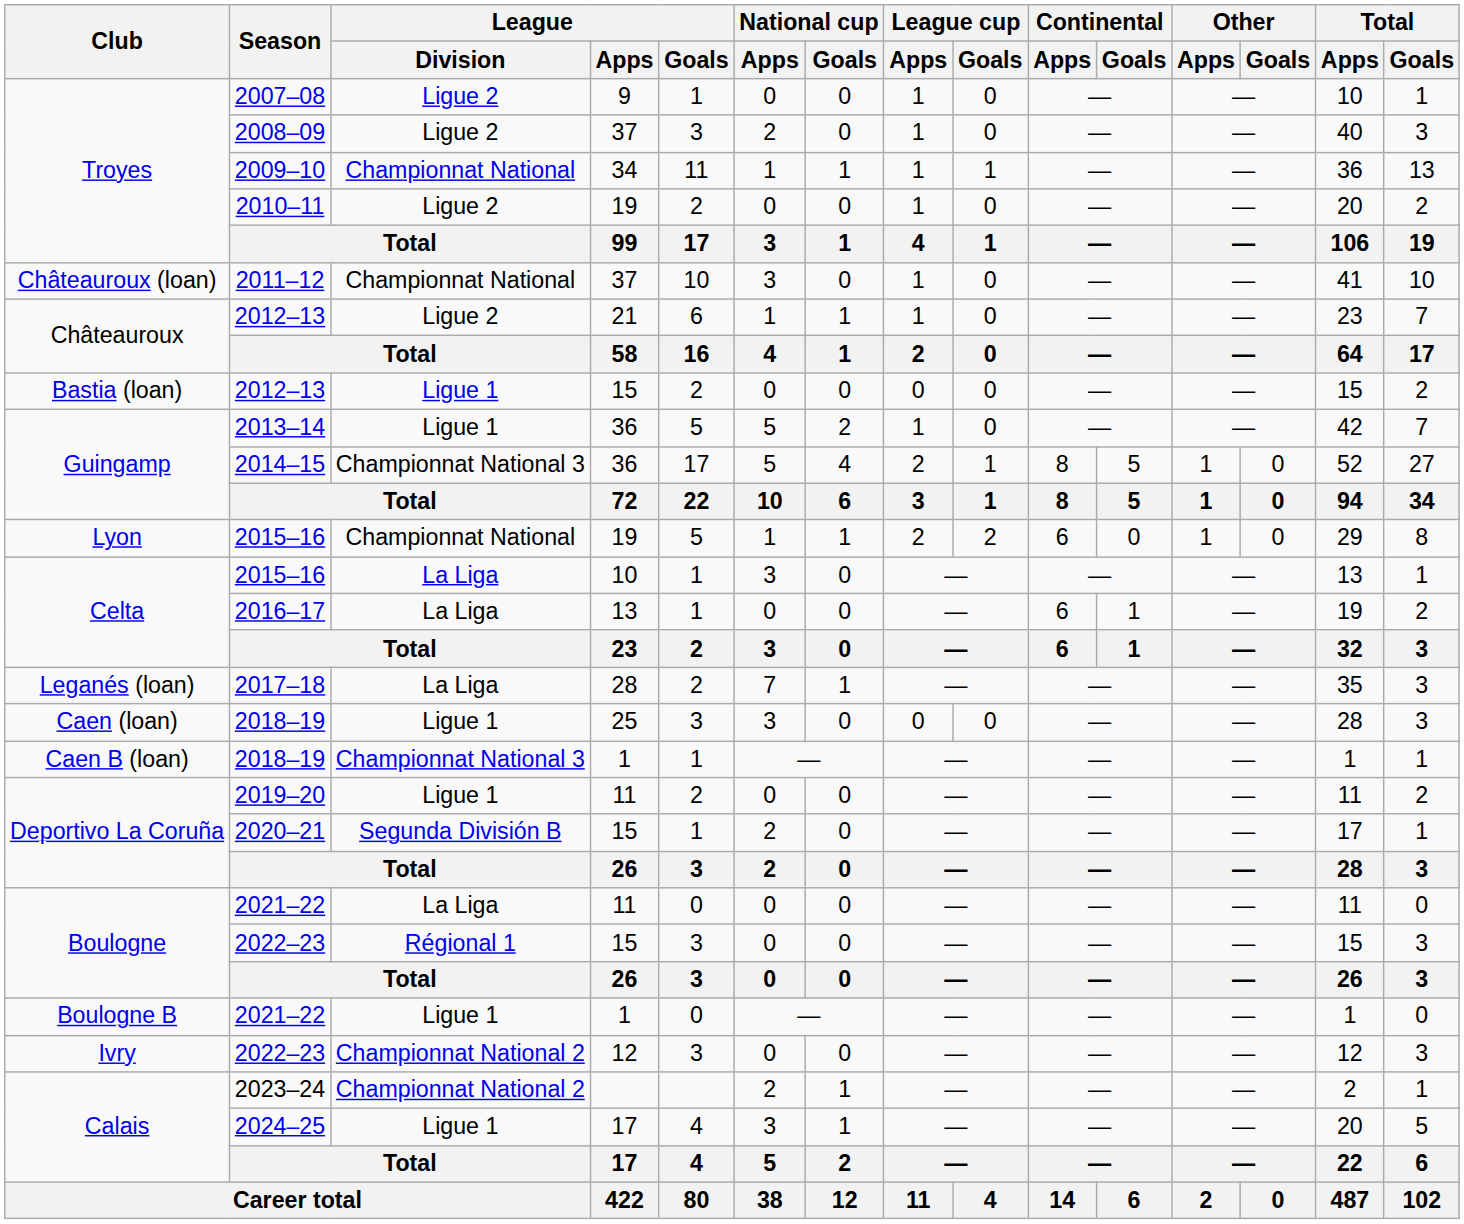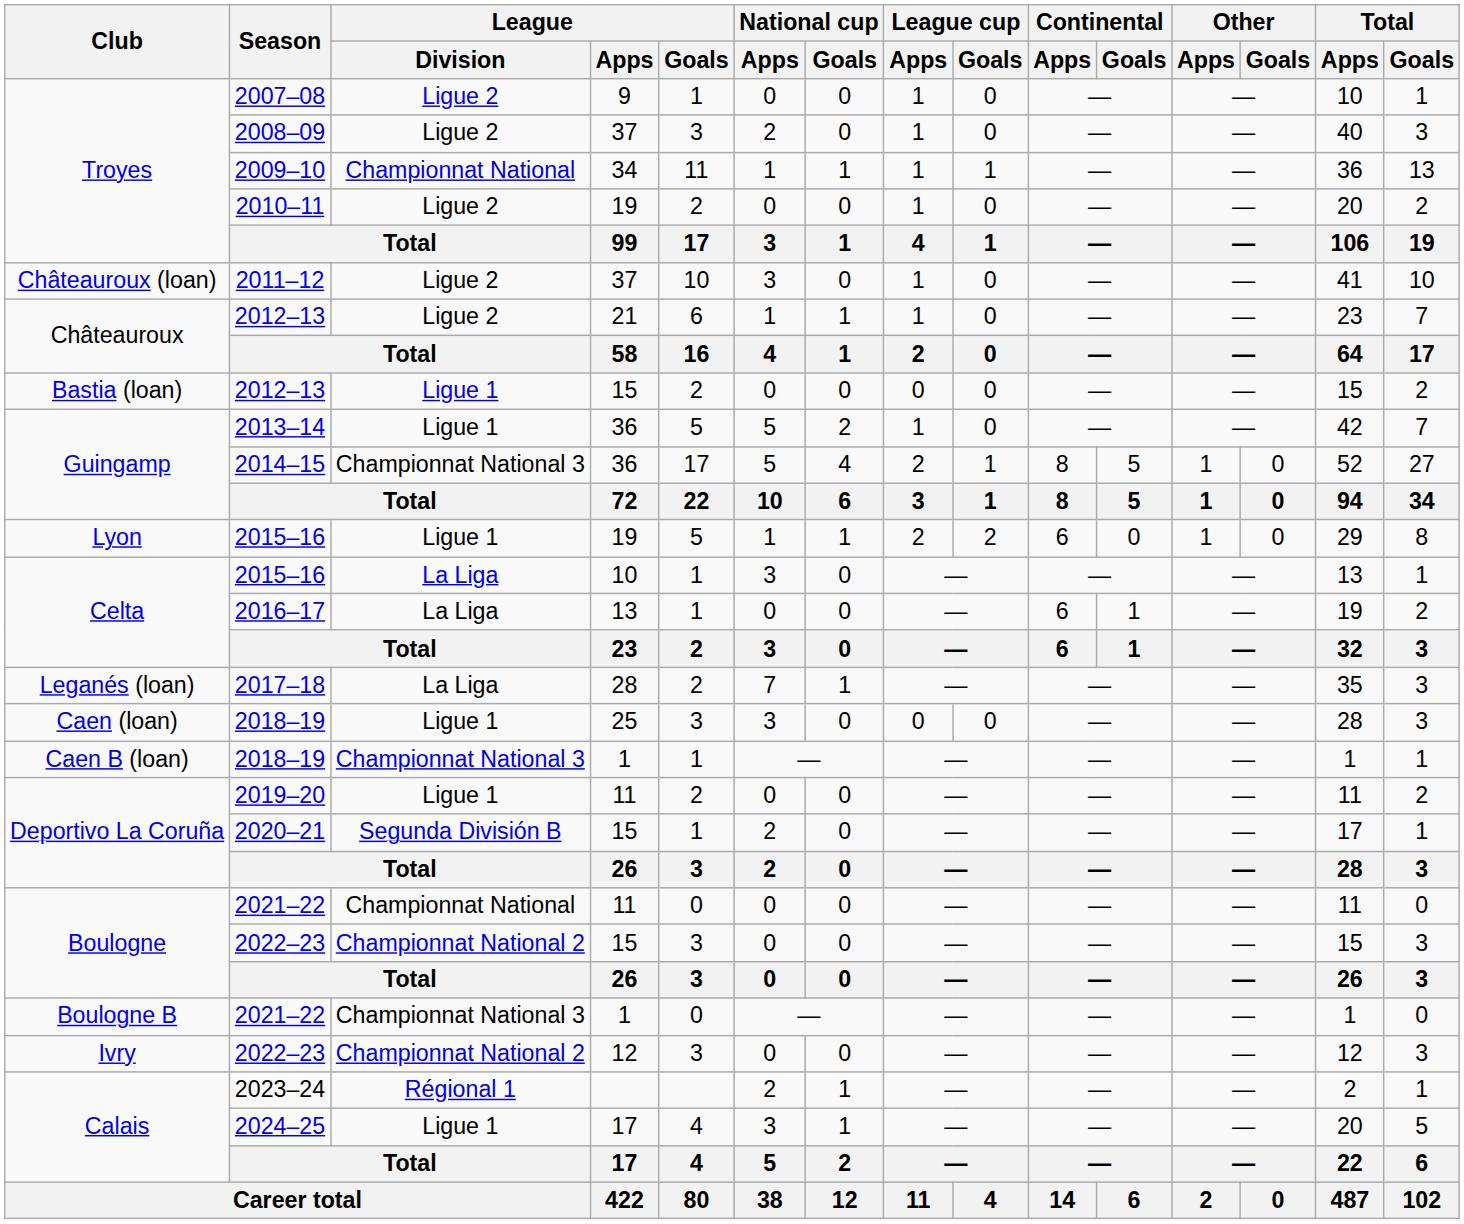(460, 280) Championnat National -> (460, 280) Ligue 2
(460, 538) Championnat National -> (460, 538) Ligue 1
(460, 905) La Liga -> (460, 905) Championnat National
(460, 942) Régional 1 -> (460, 942) Championnat National 2
(460, 1016) Ligue 1 -> (460, 1016) Championnat National 3
(460, 1089) Championnat National 2 -> (460, 1089) Régional 1
